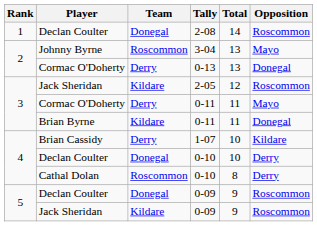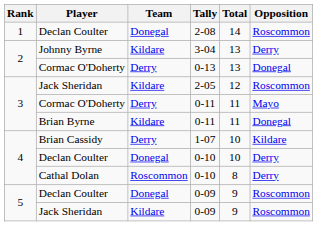(159, 49) Roscommon -> (147, 49) Kildare
(266, 49) Mayo -> (266, 49) Derry
